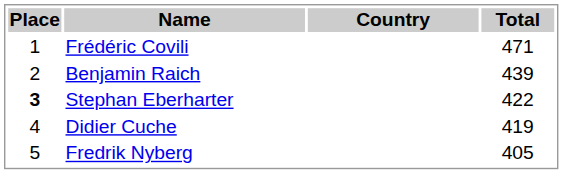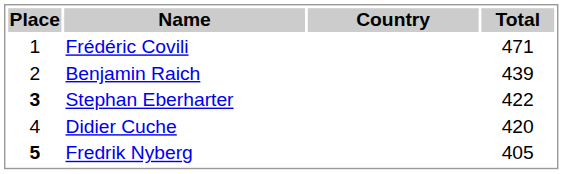(518, 126) 419 -> (518, 126) 420
(35, 153) normal -> (35, 153) bold
